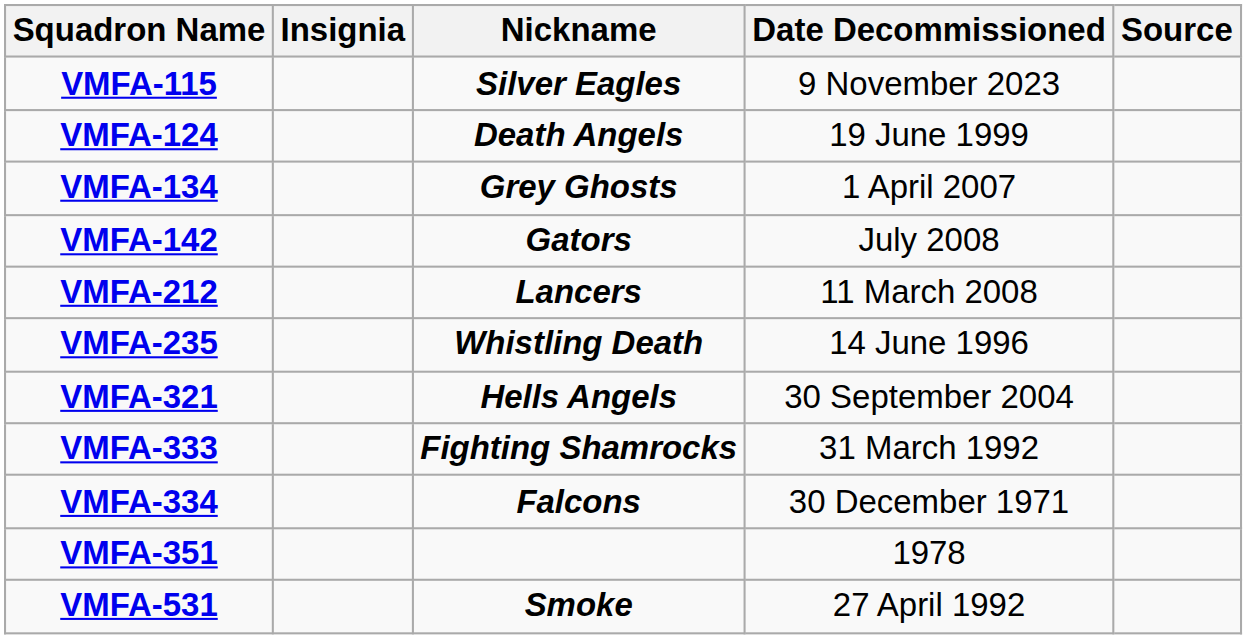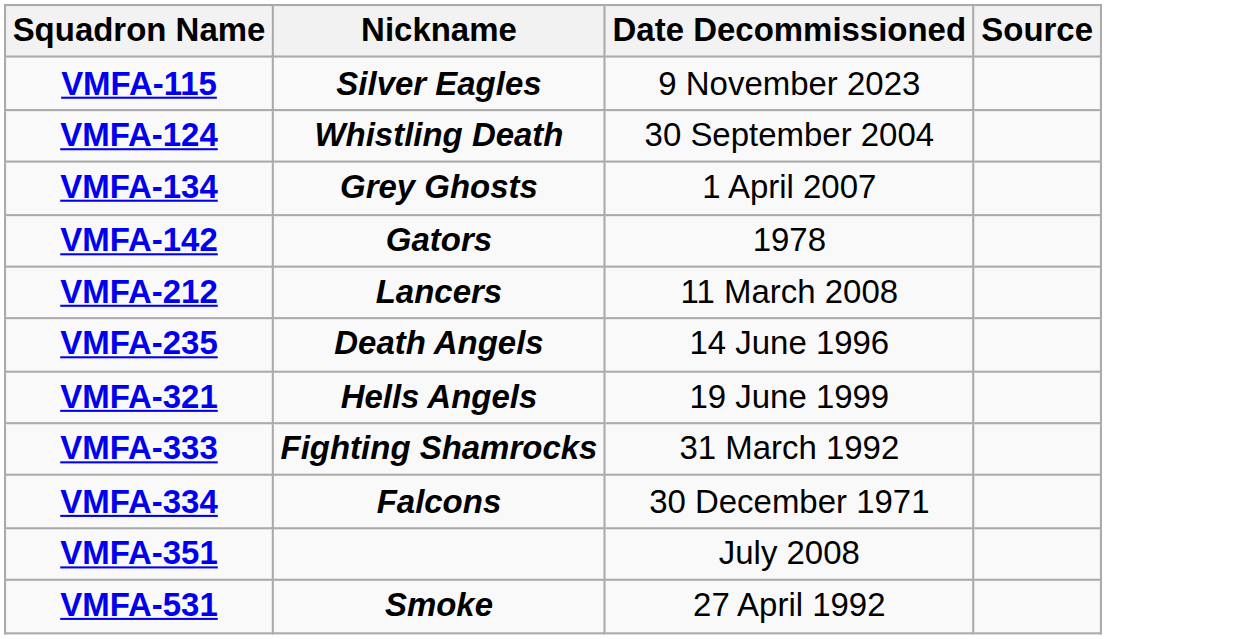- column: (343, 30)
(579, 135) Death Angels -> (439, 135) Whistling Death
(929, 135) 19 June 1999 -> (789, 135) 30 September 2004
(929, 239) July 2008 -> (789, 239) 1978
(579, 344) Whistling Death -> (439, 344) Death Angels
(929, 396) 30 September 2004 -> (789, 396) 19 June 1999
(929, 553) 1978 -> (789, 553) July 2008
